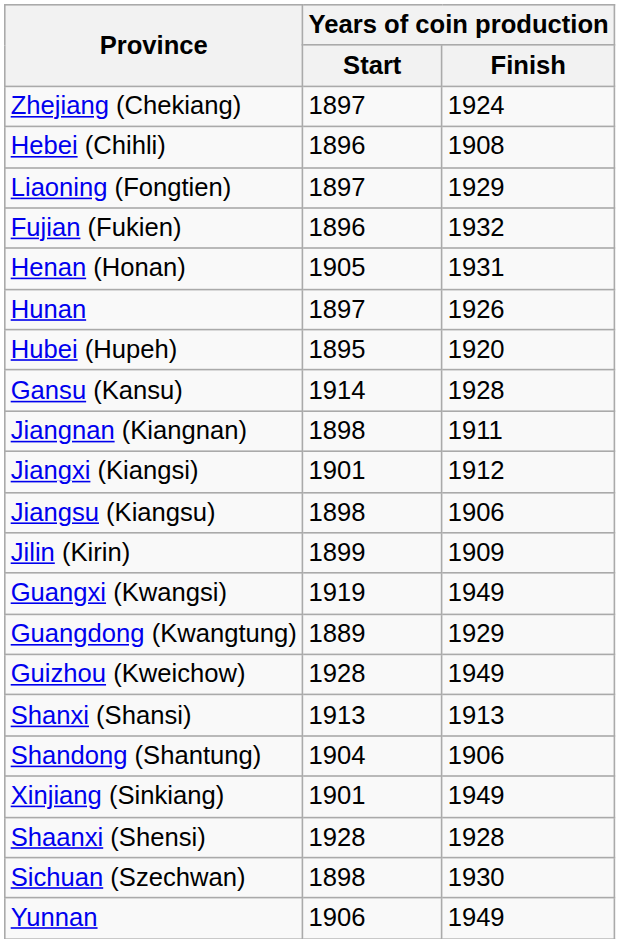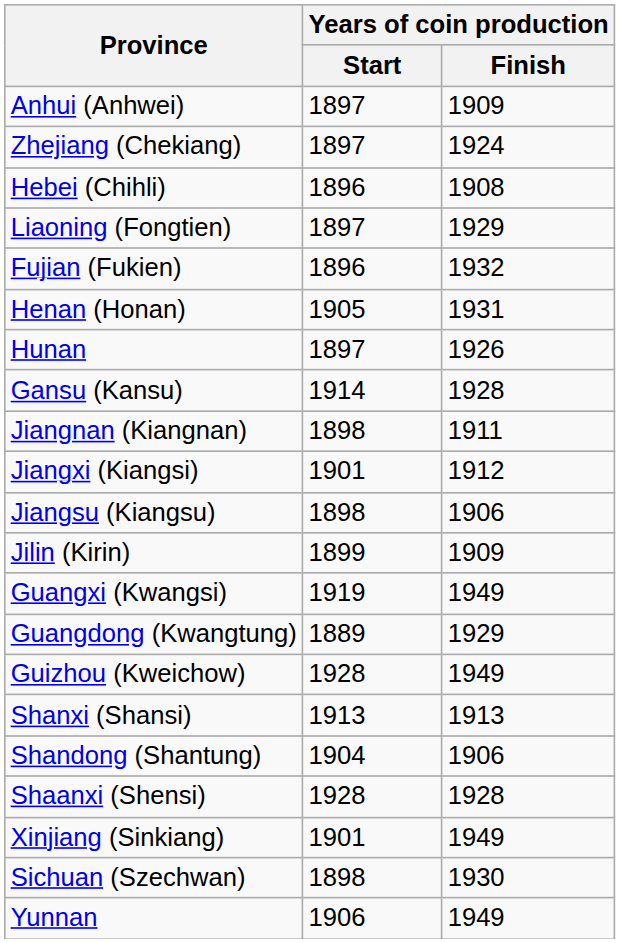+ row: (98, 106)
- row: (94, 349)
rows swapped: (108, 836) <-> (117, 796)
